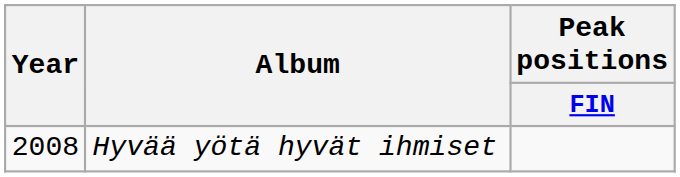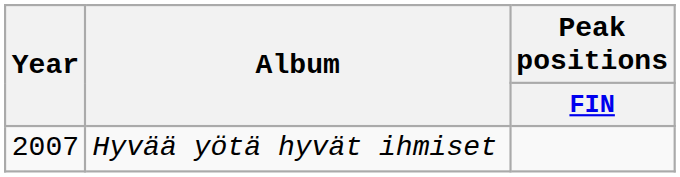(45, 149) 2008 -> (45, 149) 2007
